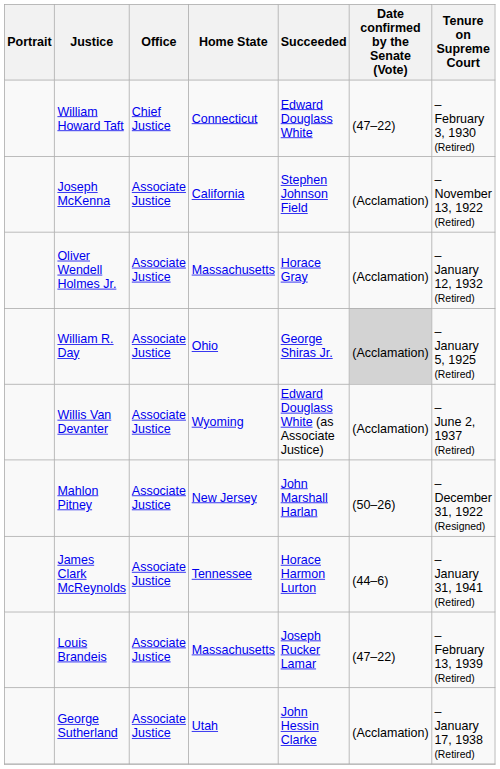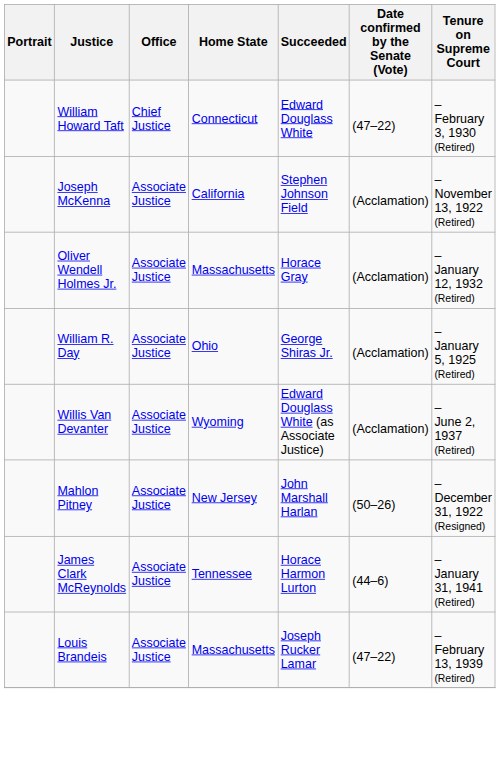(390, 353) lightgrey background -> (390, 353) no background
- row: (88, 726)
